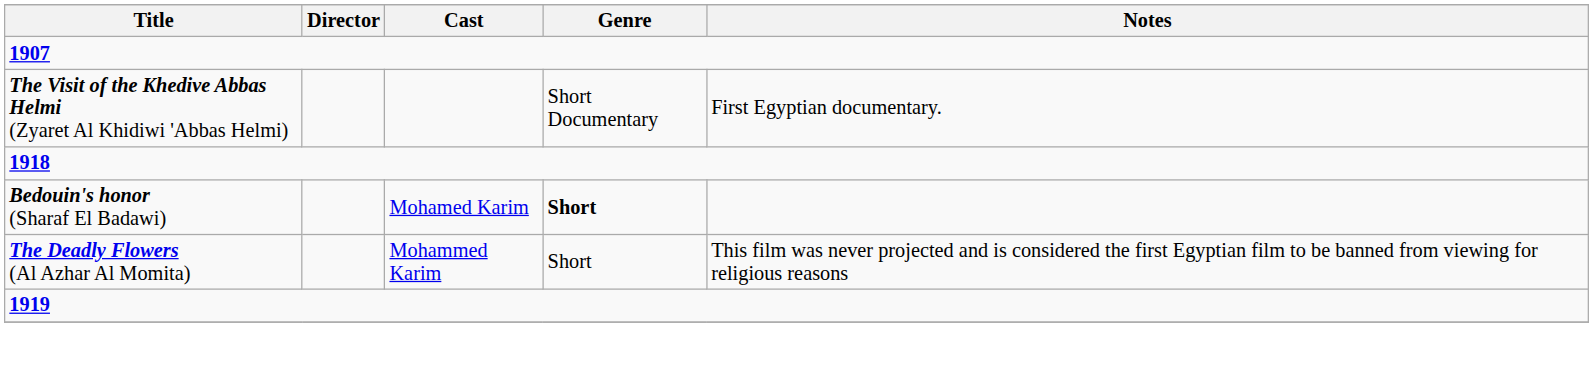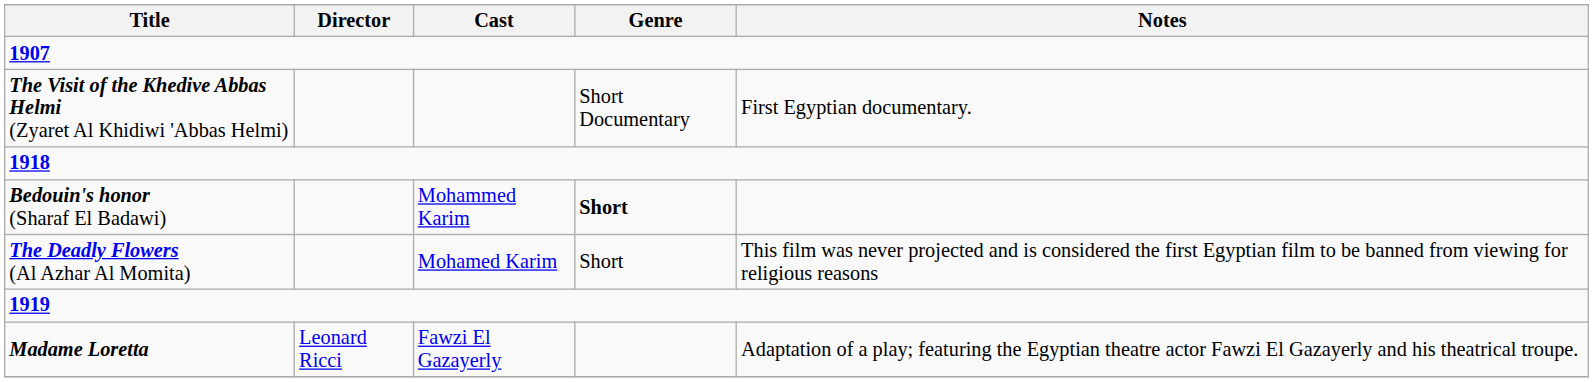(459, 206) Mohamed Karim -> (467, 206) Mohammed Karim
(439, 261) Mohammed Karim -> (488, 261) Mohamed Karim
+ row: (79, 349)
